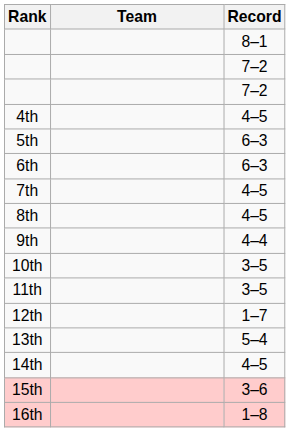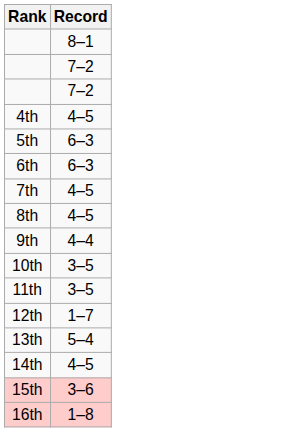- column: (137, 16)
